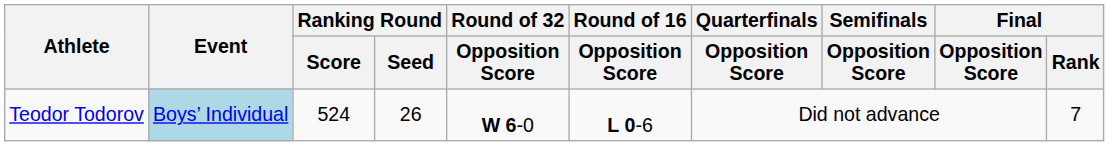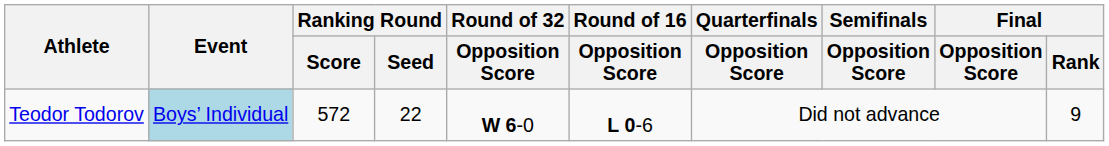(334, 115) 524 -> (334, 115) 572
(411, 115) 26 -> (411, 115) 22
(1076, 115) 7 -> (1076, 115) 9
